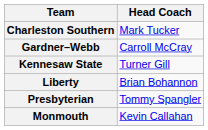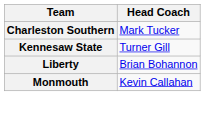- row: (61, 47)
- row: (61, 99)
